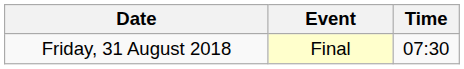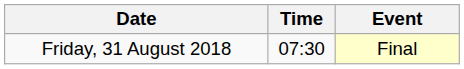columns swapped: (426, 19) <-> (331, 19)
